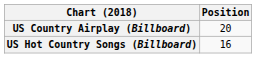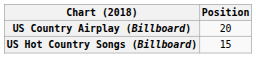(226, 45) 16 -> (226, 45) 15
